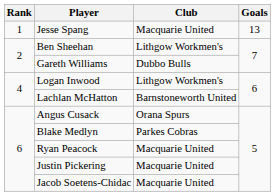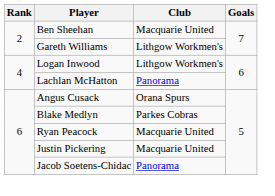- row: (63, 30)
(180, 47) Lithgow Workmen's -> (175, 30) Macquarie United
(163, 64) Dubbo Bulls -> (180, 47) Lithgow Workmen's
(186, 98) Barnstoneworth United -> (158, 81) Panorama
(175, 183) Macquarie United -> (158, 166) Panorama
